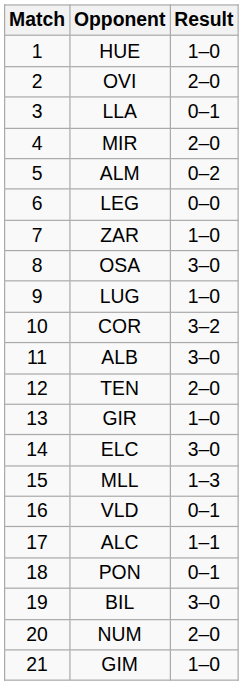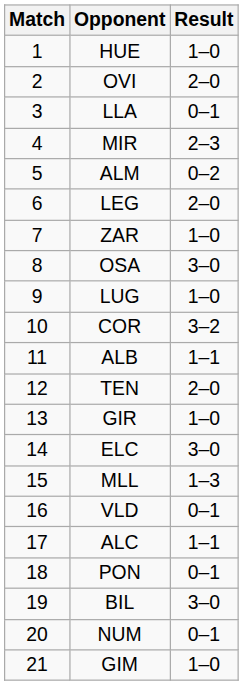(204, 143) 2–0 -> (204, 143) 2–3
(204, 204) 0–0 -> (204, 204) 2–0
(204, 357) 3–0 -> (204, 357) 1–1
(204, 634) 2–0 -> (204, 634) 0–1
